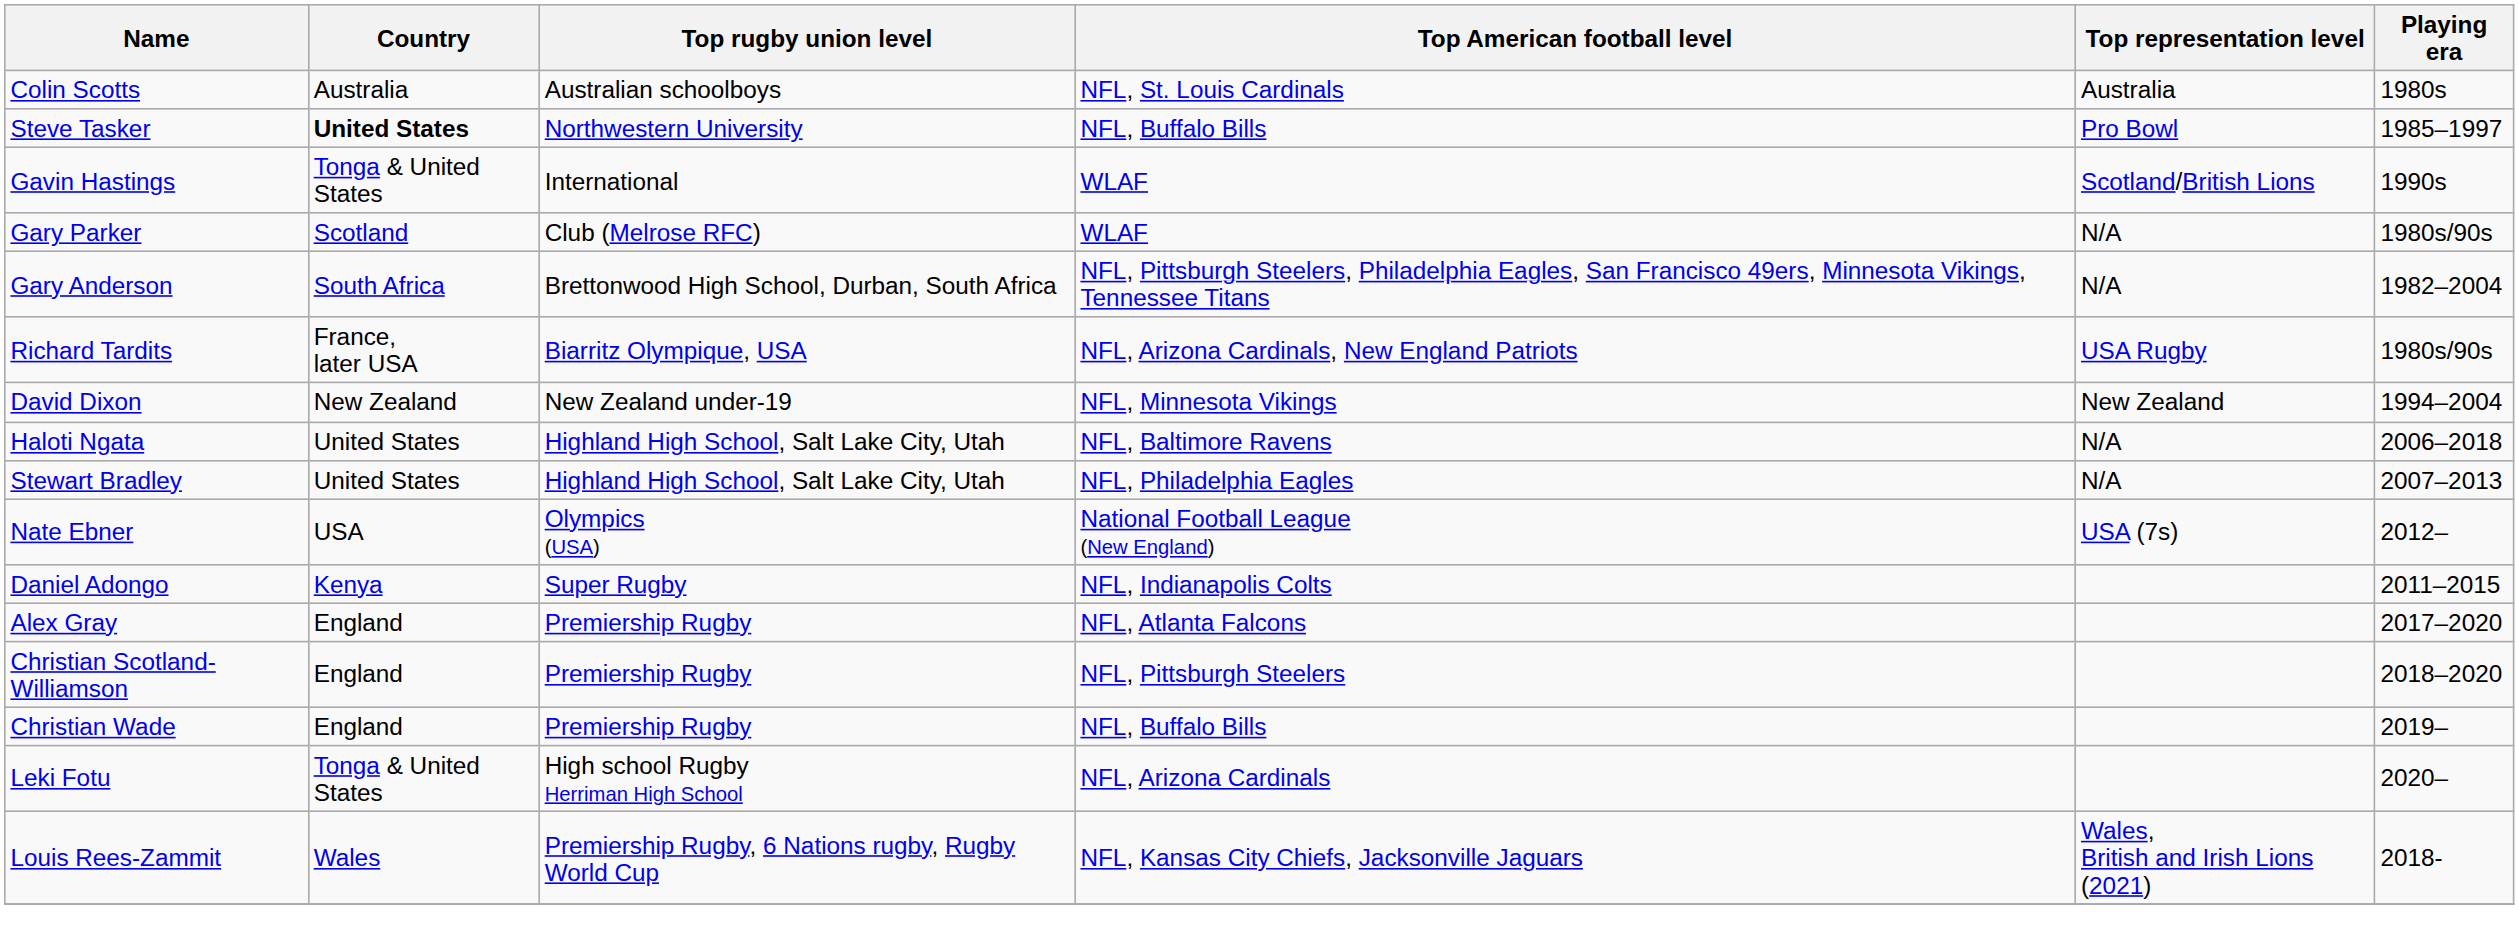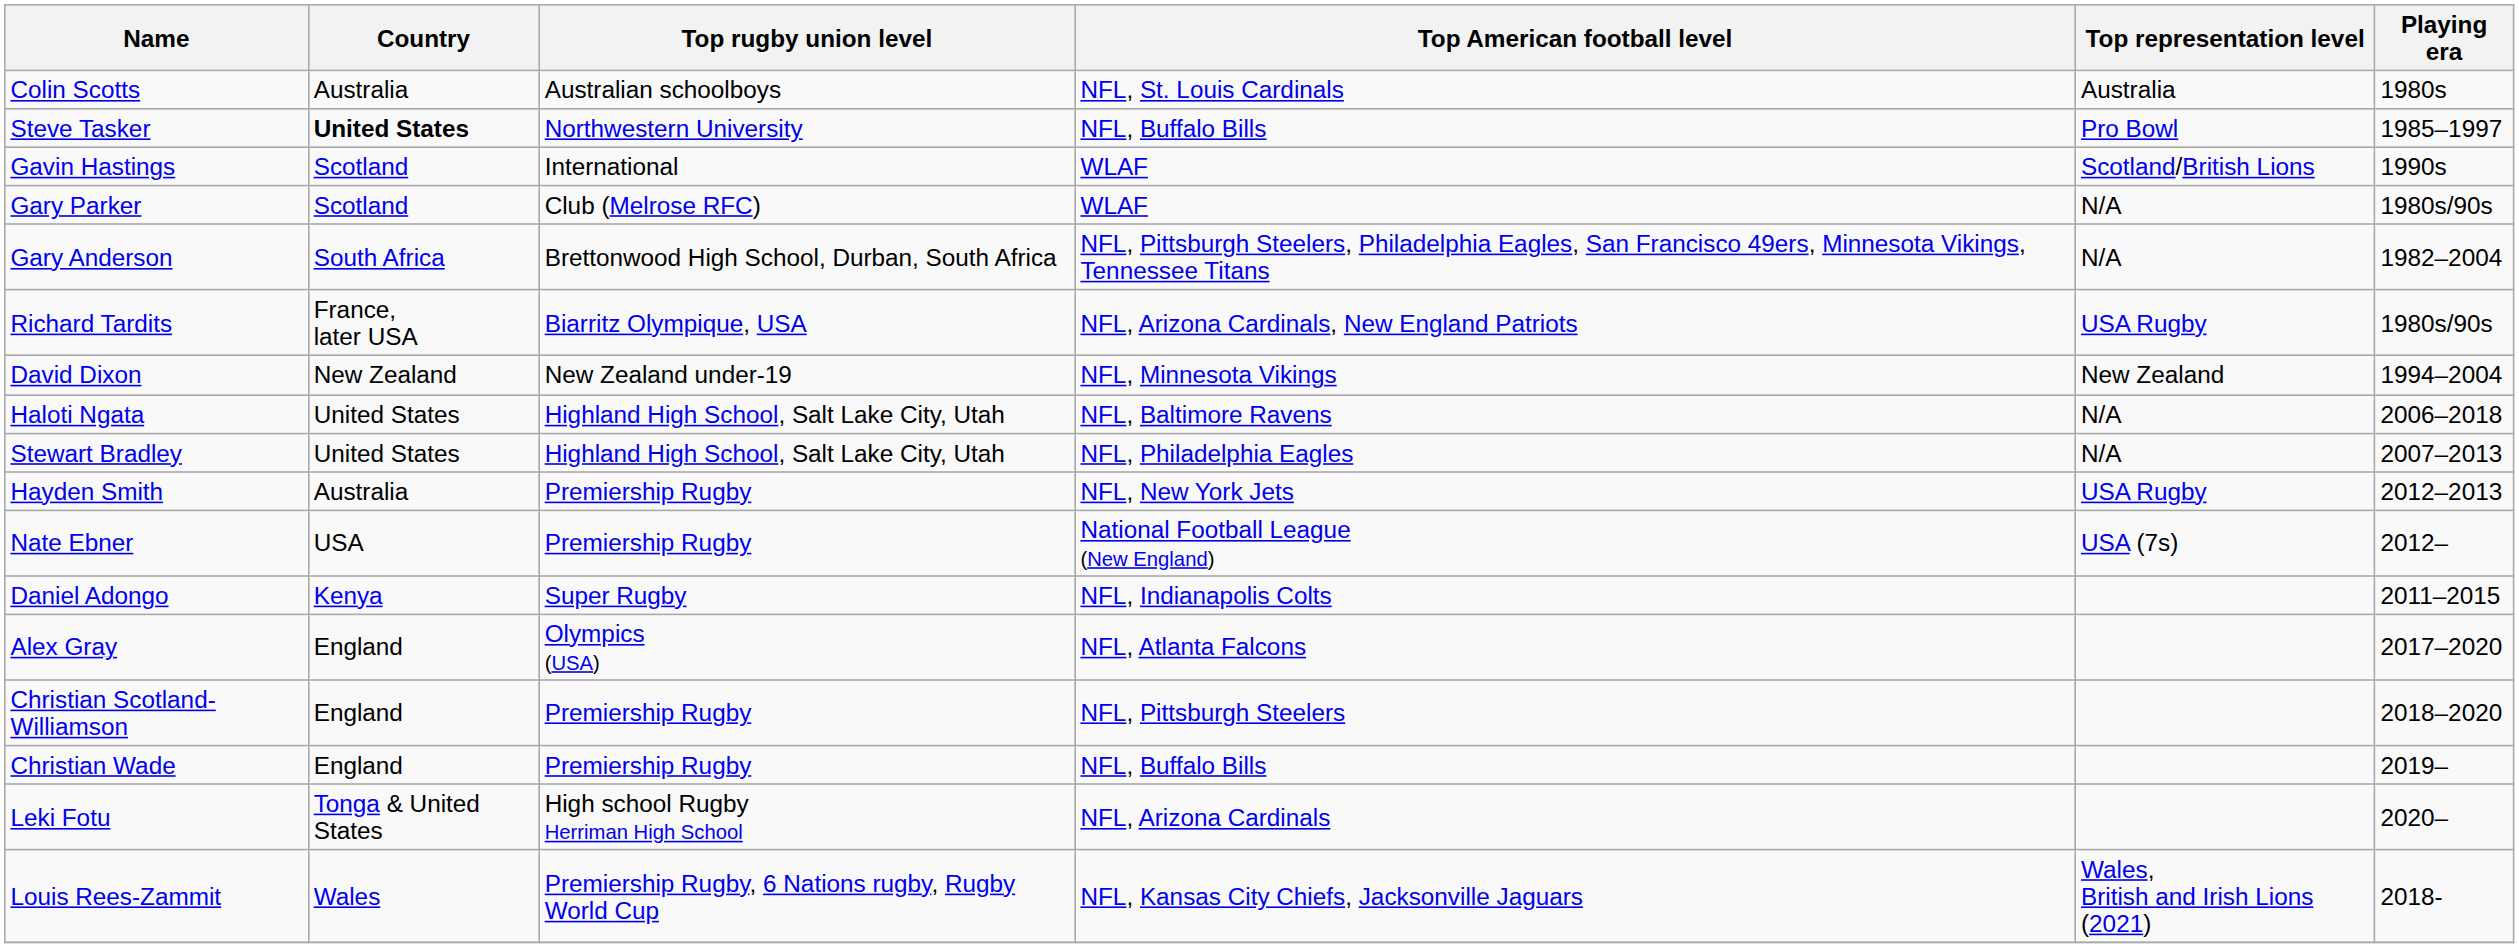(397, 181) Tonga & United States -> (361, 167) Scotland
+ row: (87, 491)
(595, 532) Olympics (USA) -> (648, 543) Premiership Rugby
(648, 622) Premiership Rugby -> (595, 647) Olympics (USA)
